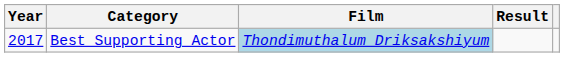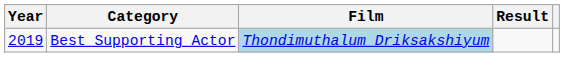(26, 40) 2017 -> (26, 40) 2019
